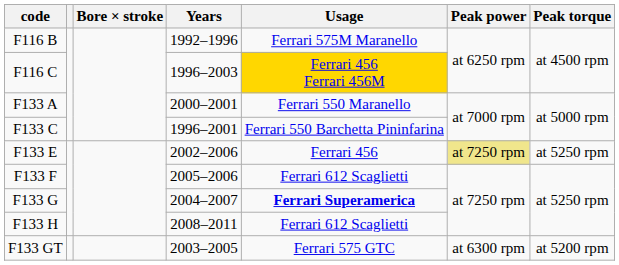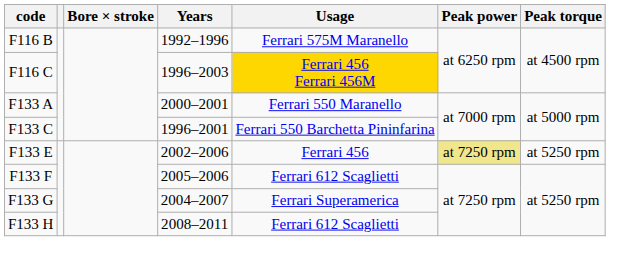(344, 200) bold -> (335, 200) normal
- row: (35, 248)
